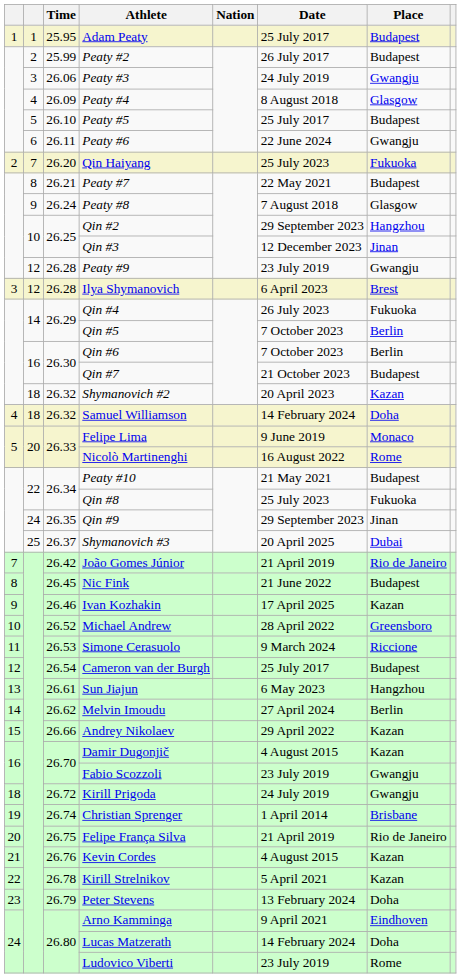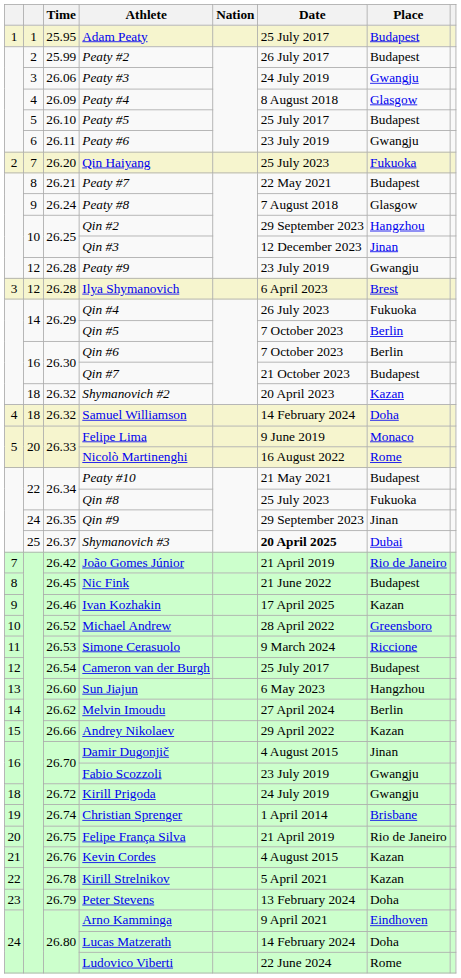(296, 141) 22 June 2024 -> (295, 141) 23 July 2019
(298, 541) normal -> (299, 541) bold
(61, 688) 26.61 -> (61, 688) 26.60
(387, 752) Kazan -> (384, 752) Jinan
(295, 962) 23 July 2019 -> (296, 962) 22 June 2024
